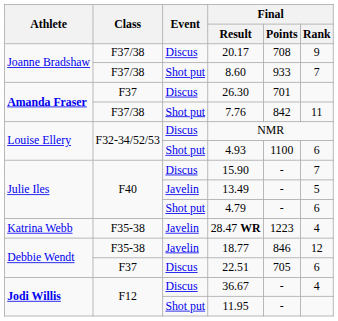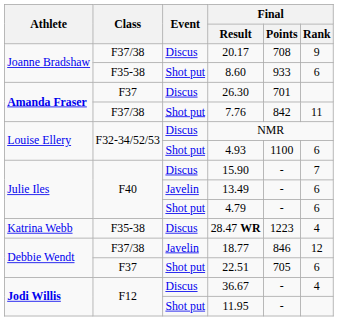(128, 73) F37/38 -> (128, 73) F35-38
(317, 73) 7 -> (317, 73) 6
(317, 189) 5 -> (317, 189) 6
(182, 228) Javelin -> (181, 228) Discus
(128, 248) F35-38 -> (128, 248) F37/38
(181, 267) Discus -> (185, 267) Shot put
